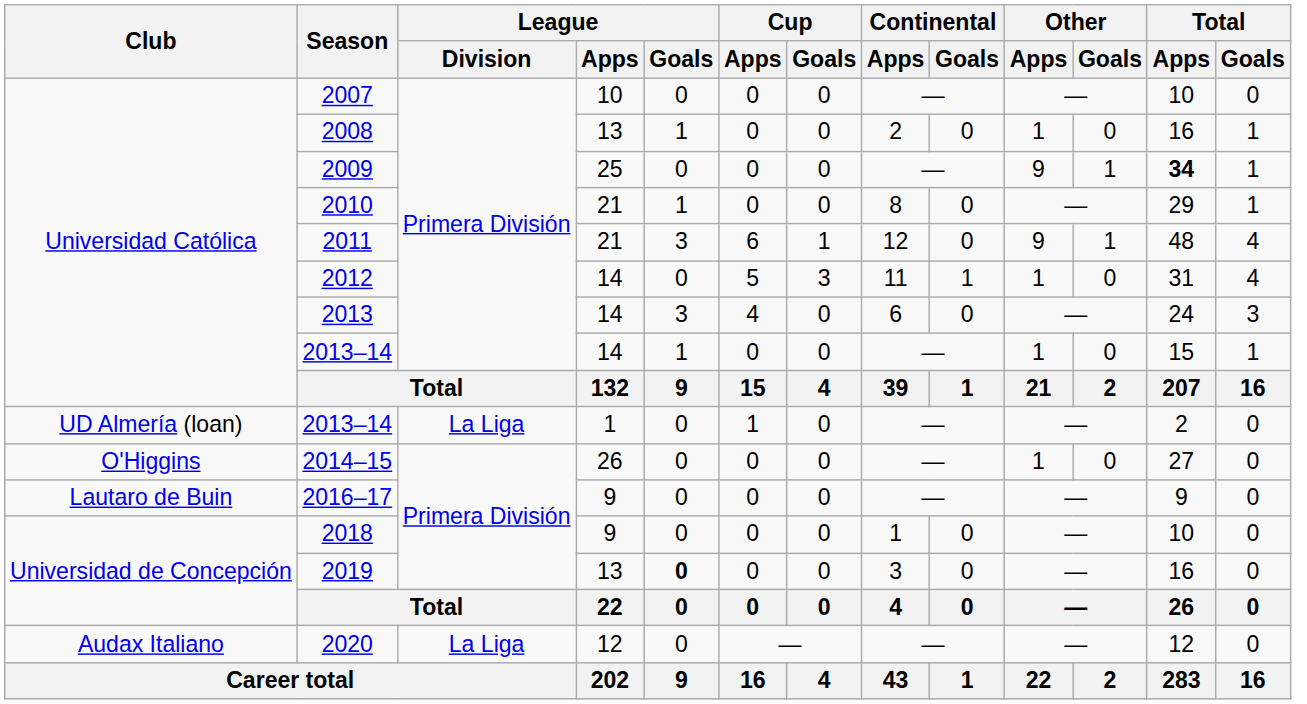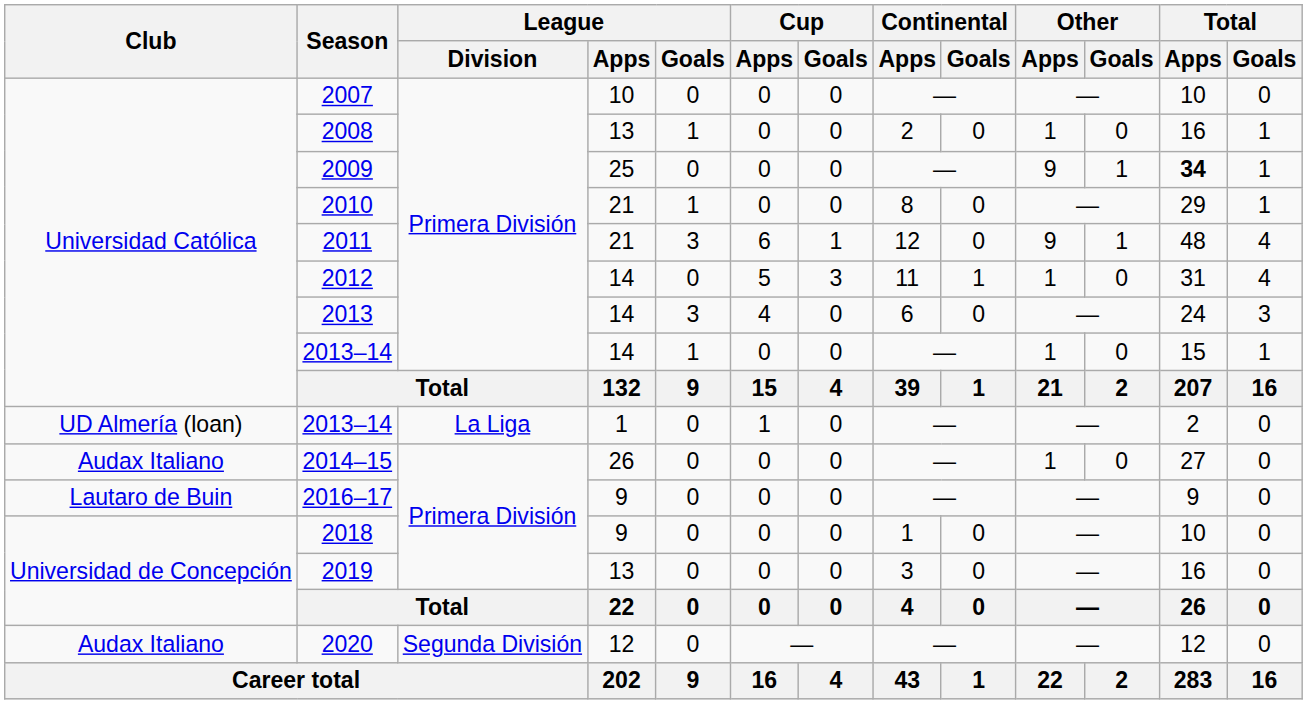(151, 461) O'Higgins -> (151, 461) Audax Italiano
(681, 570) bold -> (693, 570) normal
(487, 643) La Liga -> (492, 643) Segunda División
